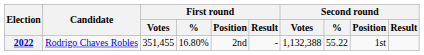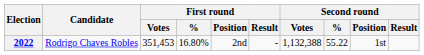(158, 43) 351,455 -> (158, 43) 351,453
